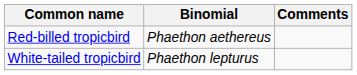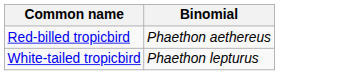- column: (313, 15)
